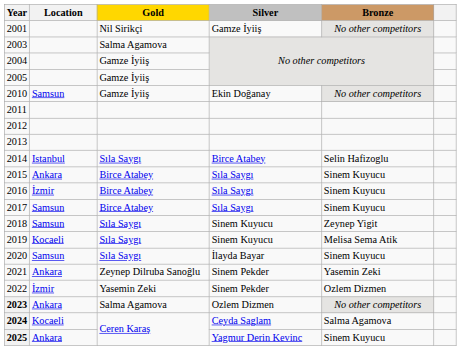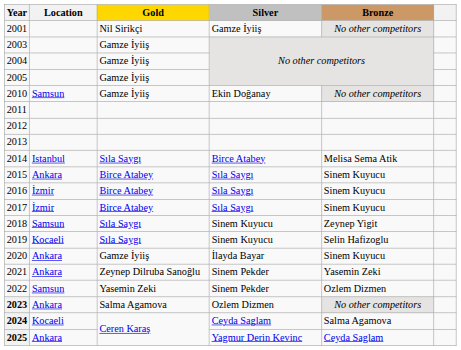(133, 45) Salma Agamova -> (124, 45) Gamze İyiiş
(356, 158) Selin Hafizoglu -> (361, 158) Melisa Sema Atik
(48, 207) Samsun -> (43, 207) İzmir
(361, 239) Melisa Sema Atik -> (356, 239) Selin Hafizoglu
(48, 256) Samsun -> (47, 256) Ankara
(120, 256) Sıla Saygı -> (124, 256) Gamze İyiiş
(43, 288) İzmir -> (48, 288) Samsun
(354, 337) Sinem Kuyucu -> (354, 337) Ceyda Saglam
